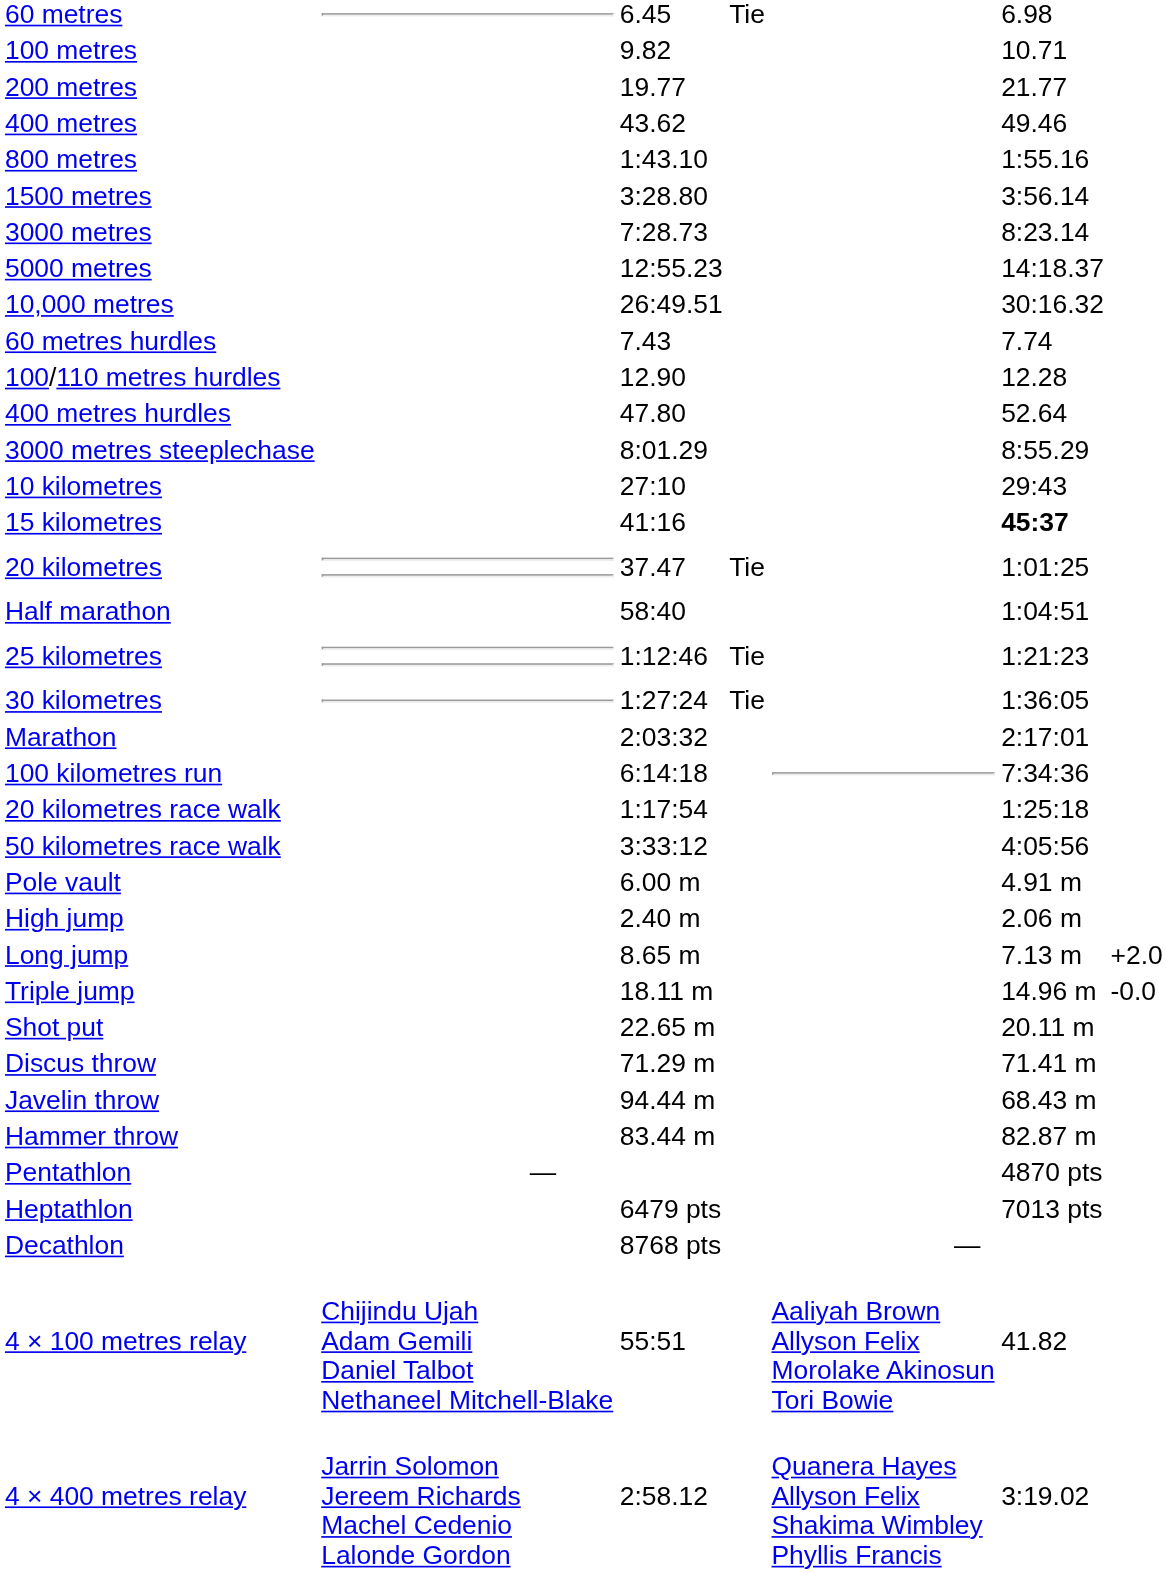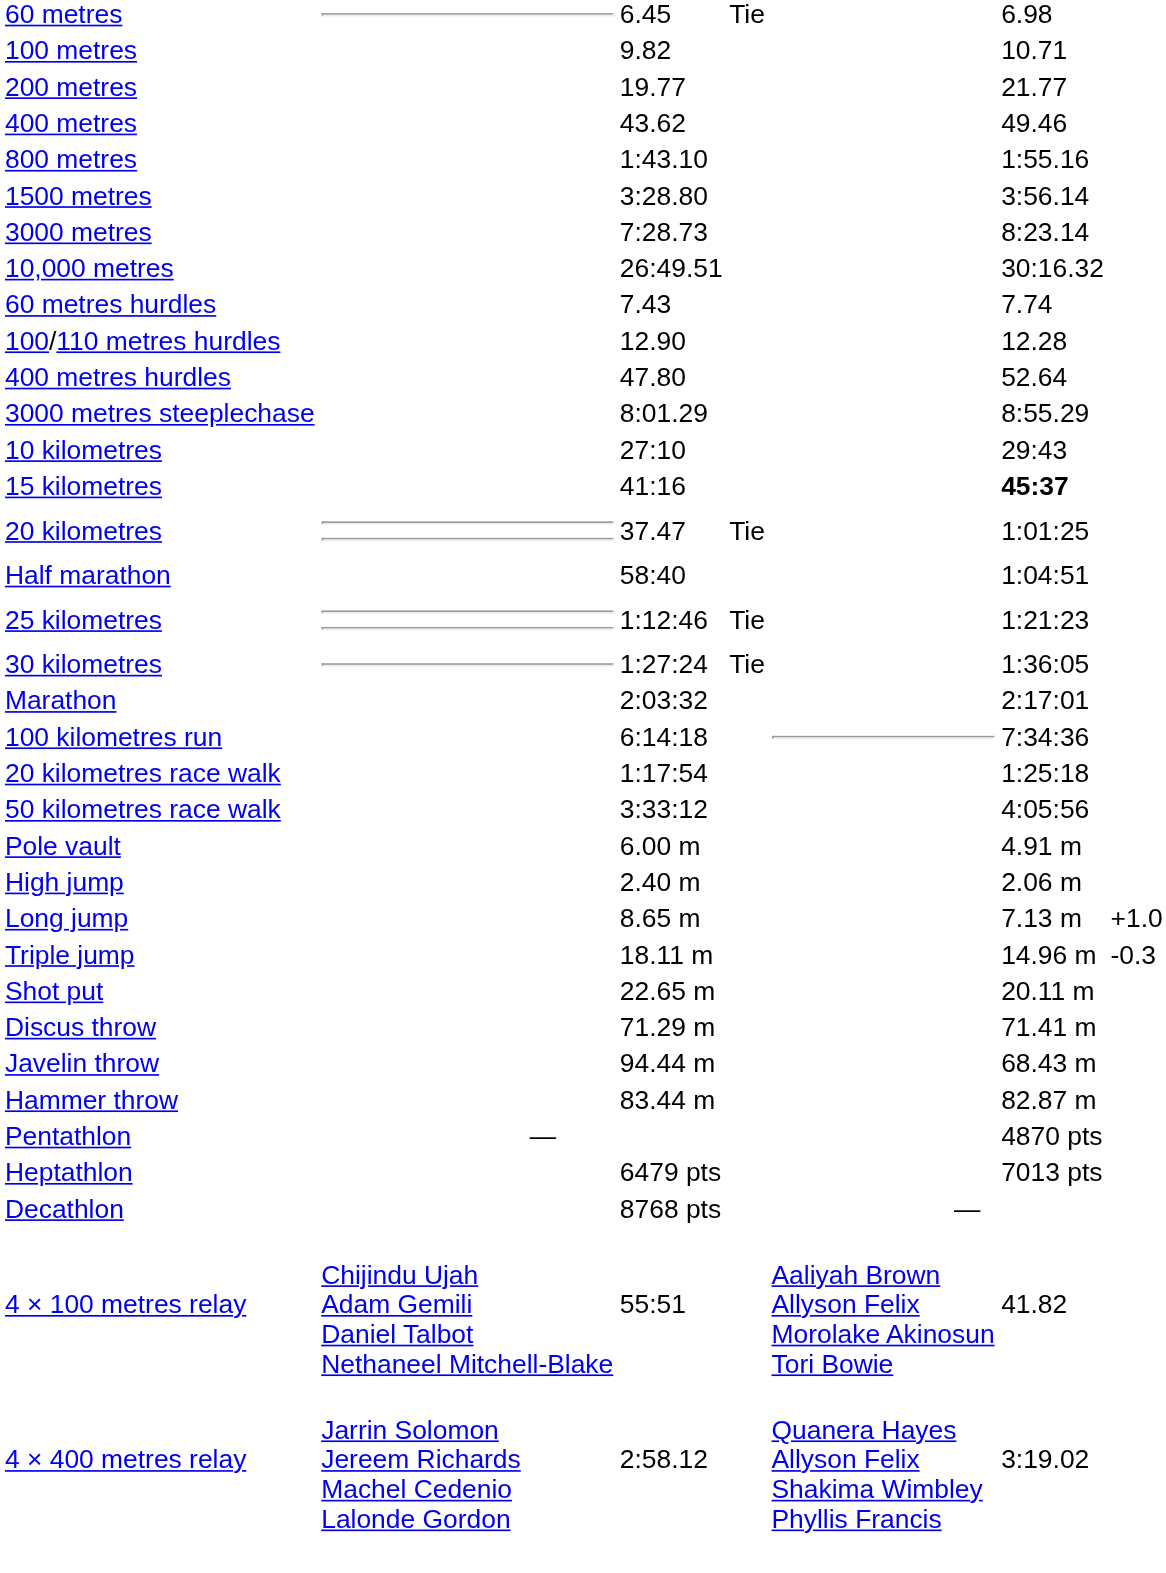- row: (78, 268)
(1137, 954) +2.0 -> (1137, 918) +1.0
(1133, 991) -0.0 -> (1133, 954) -0.3
